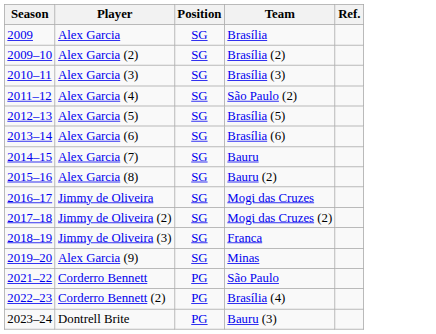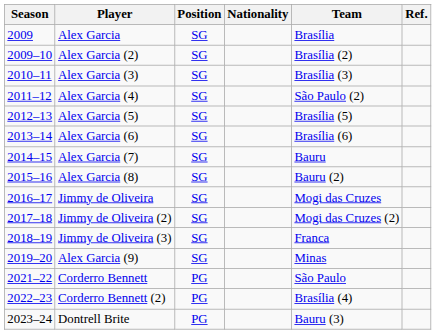+ column: (258, 14)
